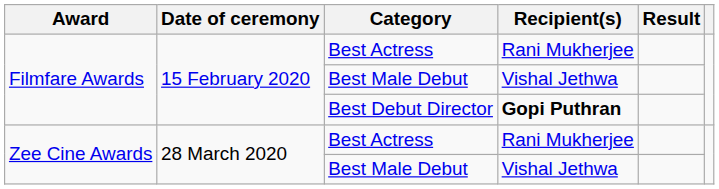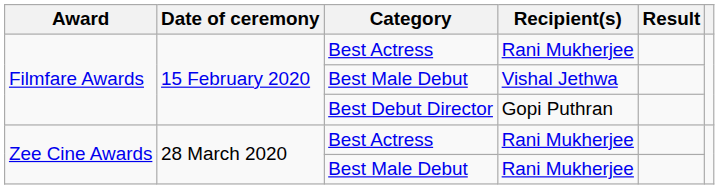(561, 109) bold -> (557, 109) normal
(560, 169) Vishal Jethwa -> (568, 169) Rani Mukherjee
